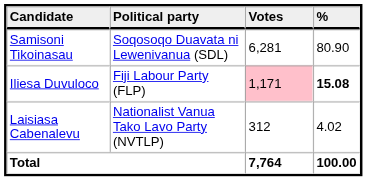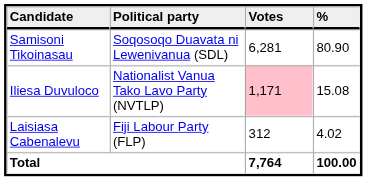(161, 83) Fiji Labour Party (FLP) -> (164, 91) Nationalist Vanua Tako Lavo Party (NVTLP)
(333, 83) bold -> (333, 91) normal
(164, 127) Nationalist Vanua Tako Lavo Party (NVTLP) -> (161, 134) Fiji Labour Party (FLP)
